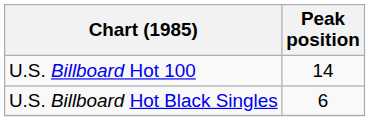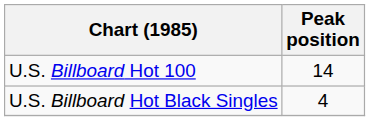(323, 100) 6 -> (323, 100) 4
